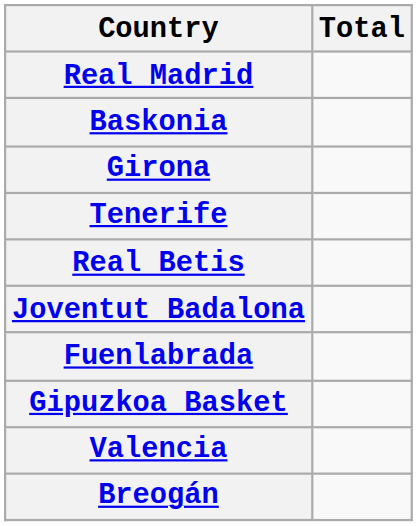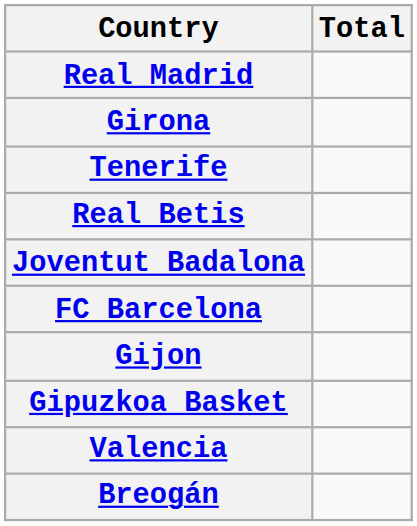- row: (158, 122)
+ row: (158, 309)
+ row: (158, 356)
- row: (158, 356)
